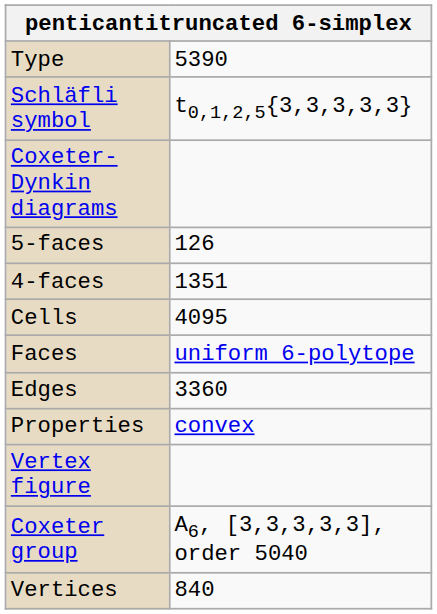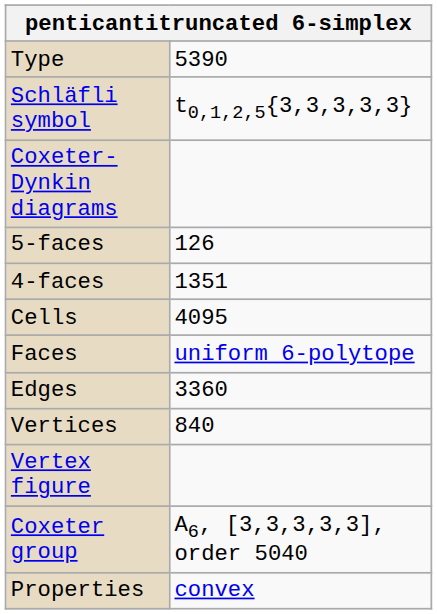rows swapped: (64, 591) <-> (78, 426)
